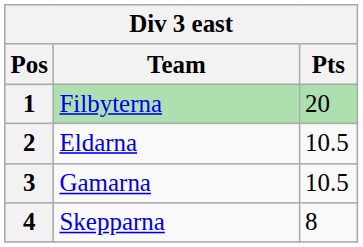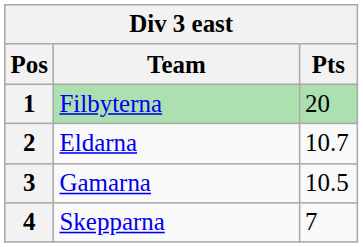(327, 143) 10.5 -> (327, 143) 10.7
(311, 222) 8 -> (311, 222) 7
